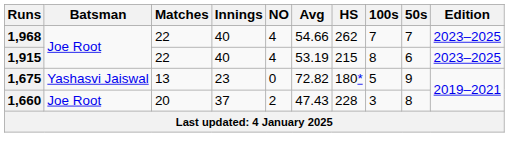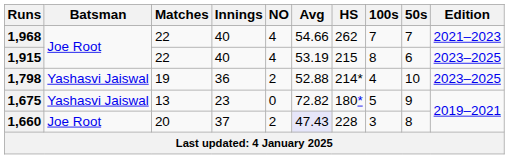(467, 36) 2023–2025 -> (467, 36) 2021–2023
+ row: (24, 79)
(312, 100) no background -> (312, 121) lavender background
